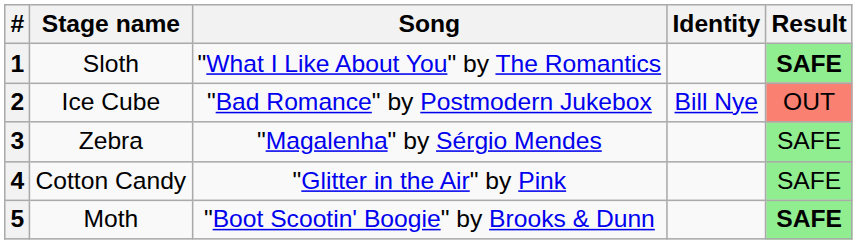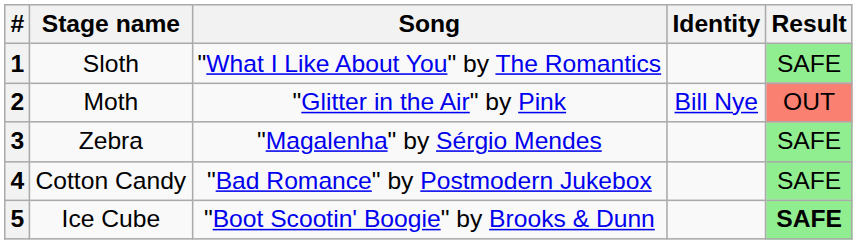(809, 63) bold -> (809, 63) normal
(111, 102) Ice Cube -> (111, 102) Moth
(429, 102) "Bad Romance" by Postmodern Jukebox -> (429, 102) "Glitter in the Air" by Pink
(429, 180) "Glitter in the Air" by Pink -> (429, 180) "Bad Romance" by Postmodern Jukebox
(111, 219) Moth -> (111, 219) Ice Cube
